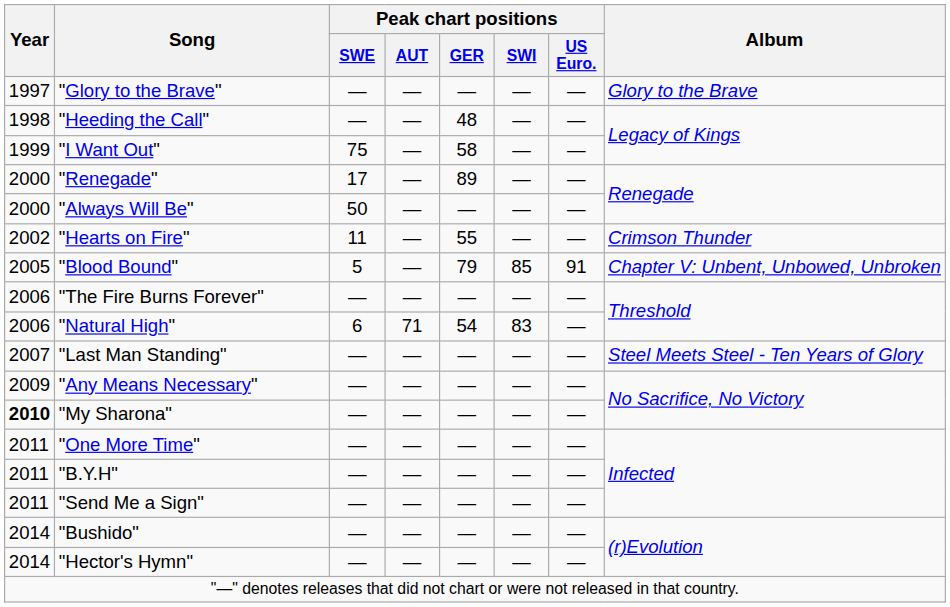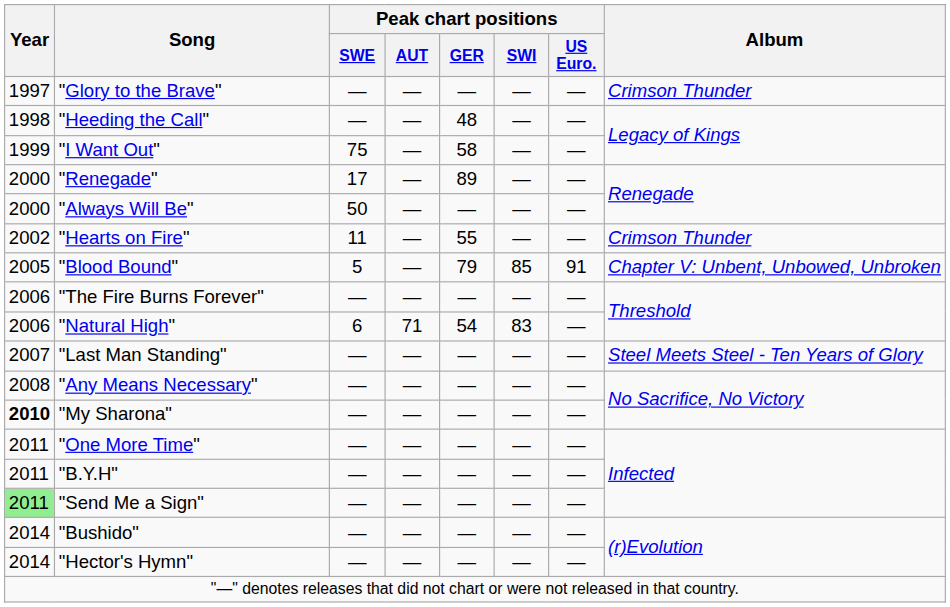(683, 90) Glory to the Brave -> (680, 90) Crimson Thunder
(30, 385) 2009 -> (30, 385) 2008
(29, 503) no background -> (29, 503) lightgreen background
